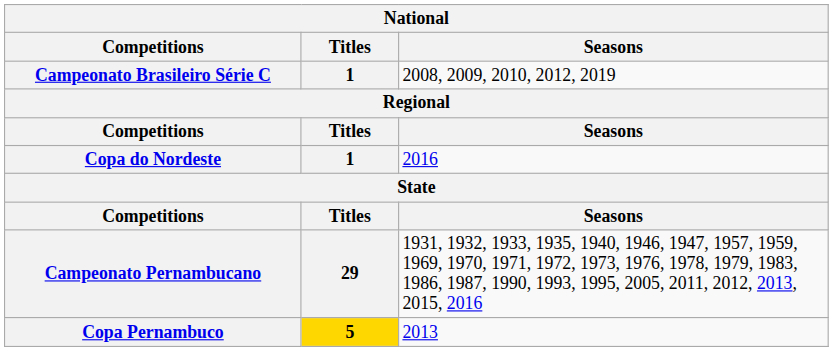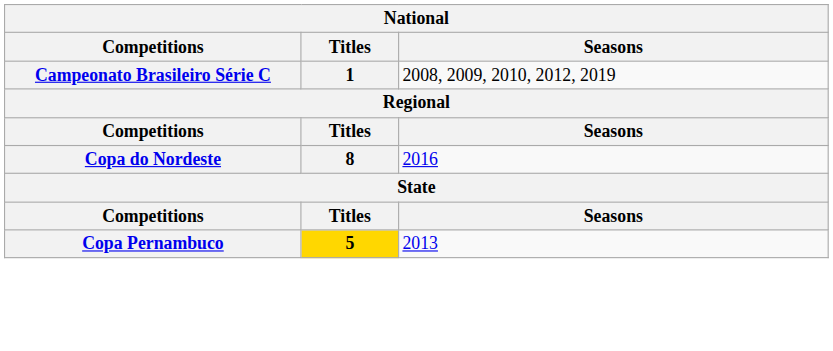(350, 159) 1 -> (350, 159) 8
- row: (153, 273)
